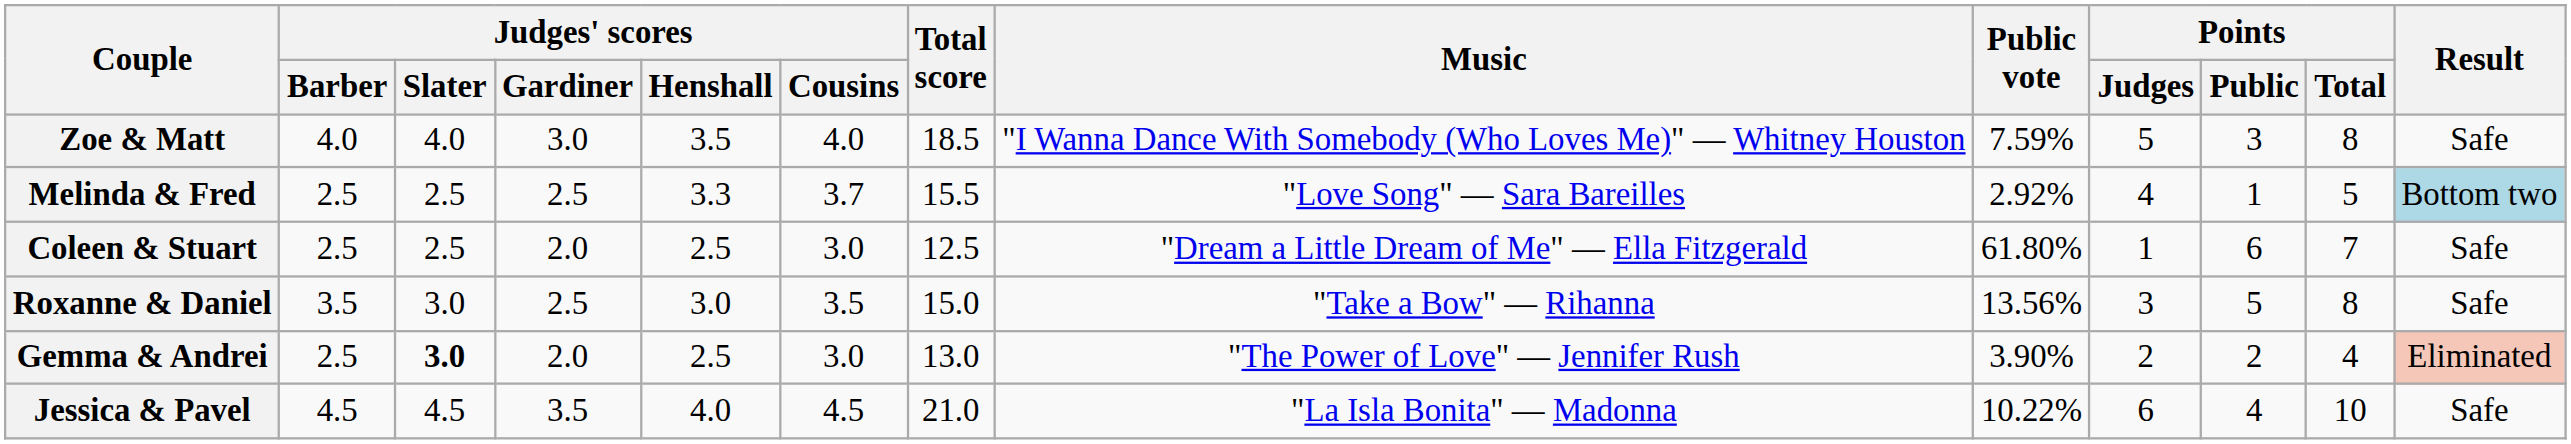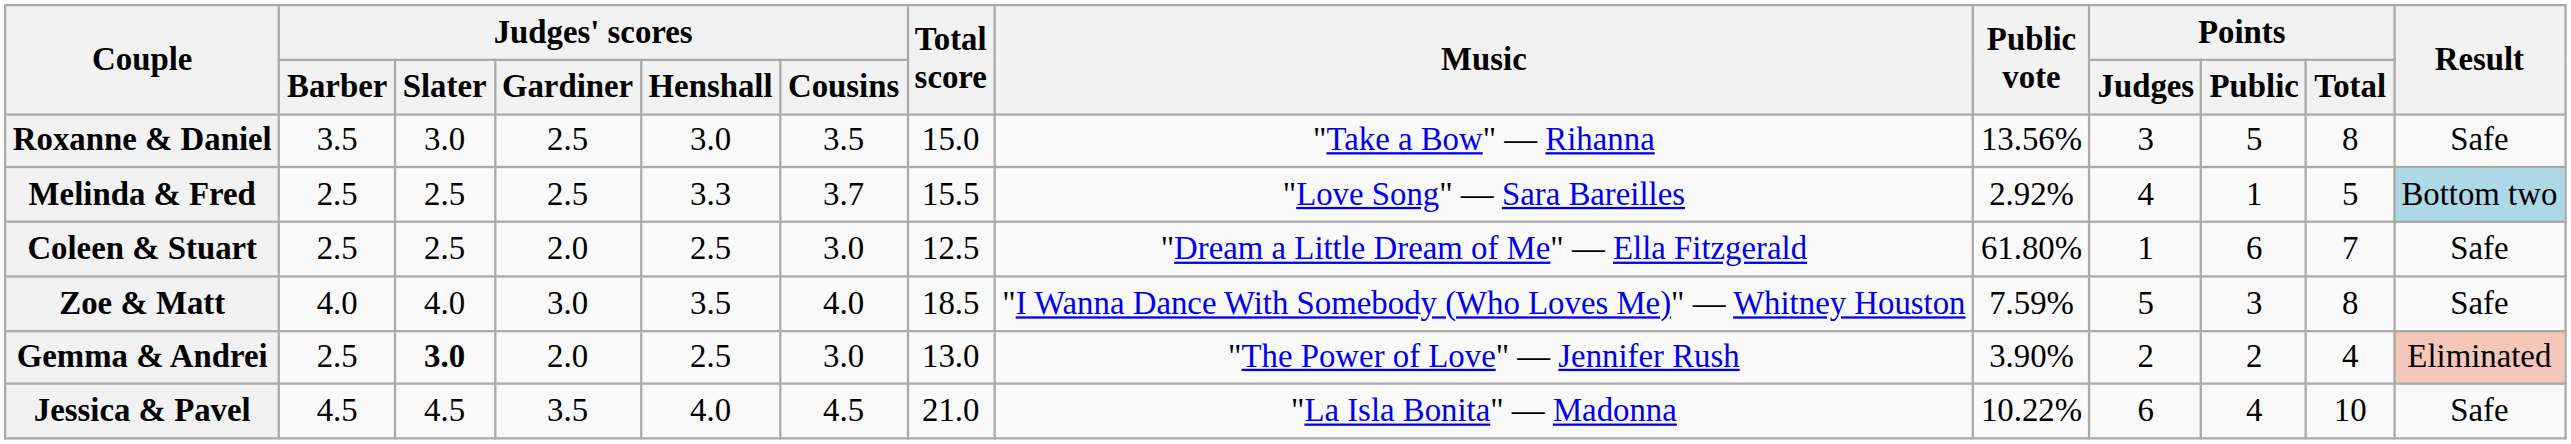rows swapped: (142, 302) <-> (142, 140)
